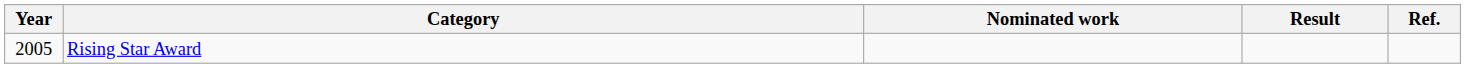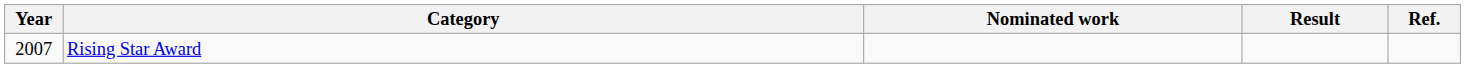(34, 48) 2005 -> (34, 48) 2007
